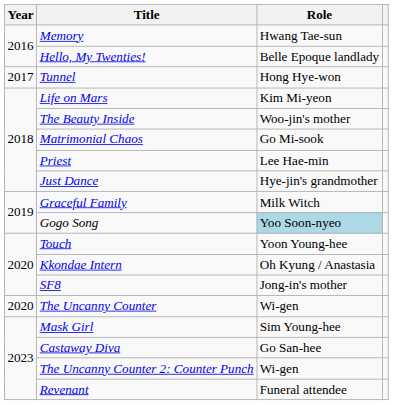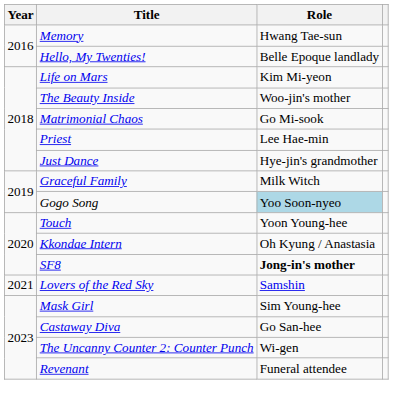- row: (58, 77)
(303, 285) normal -> (307, 264) bold
- row: (98, 306)
+ row: (97, 285)
